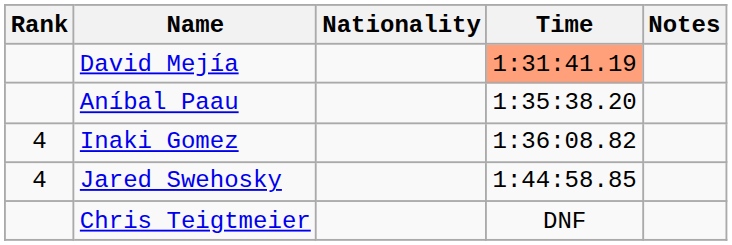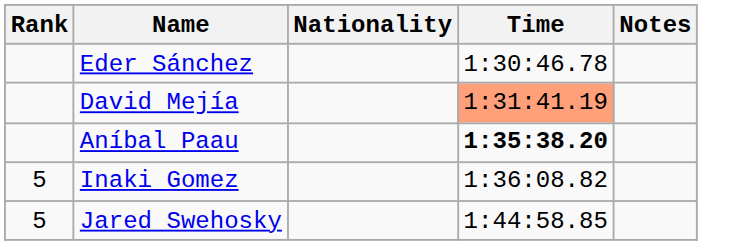+ row: (166, 64)
(565, 103) normal -> (536, 142) bold
(40, 142) 4 -> (40, 181) 5
(40, 181) 4 -> (40, 221) 5
- row: (195, 221)
